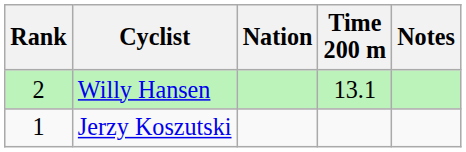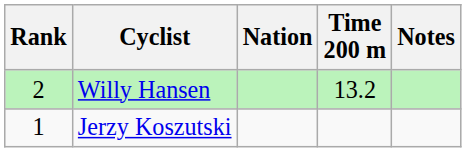(355, 89) 13.1 -> (355, 89) 13.2
